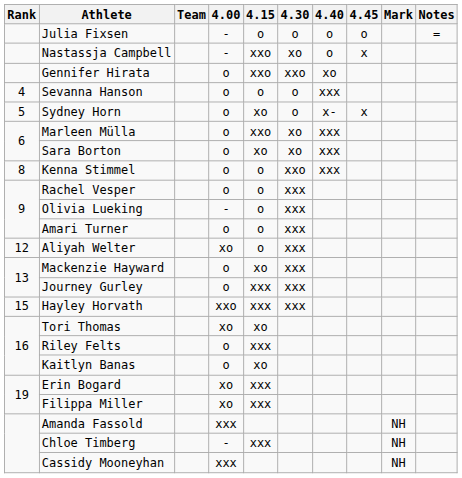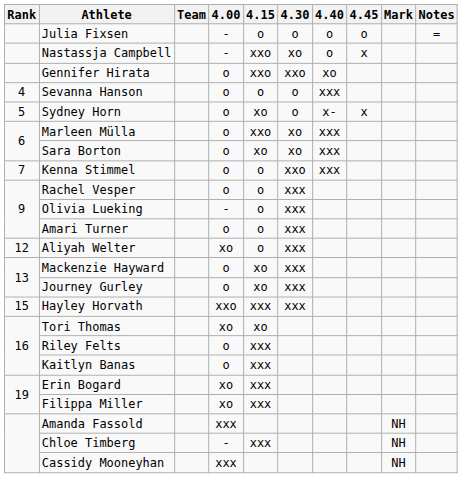(22, 170) 8 -> (22, 170) 7
(261, 287) xxx -> (261, 287) xo
(261, 365) xo -> (261, 365) xxx
